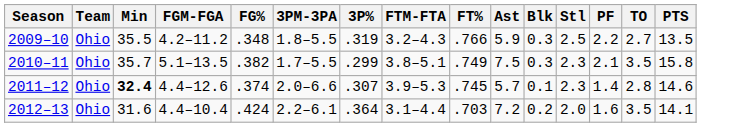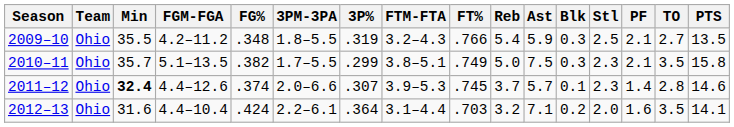+ column: (507, 16)
(606, 40) 2.2 -> (639, 40) 2.1
(507, 110) 7.2 -> (540, 110) 7.1
